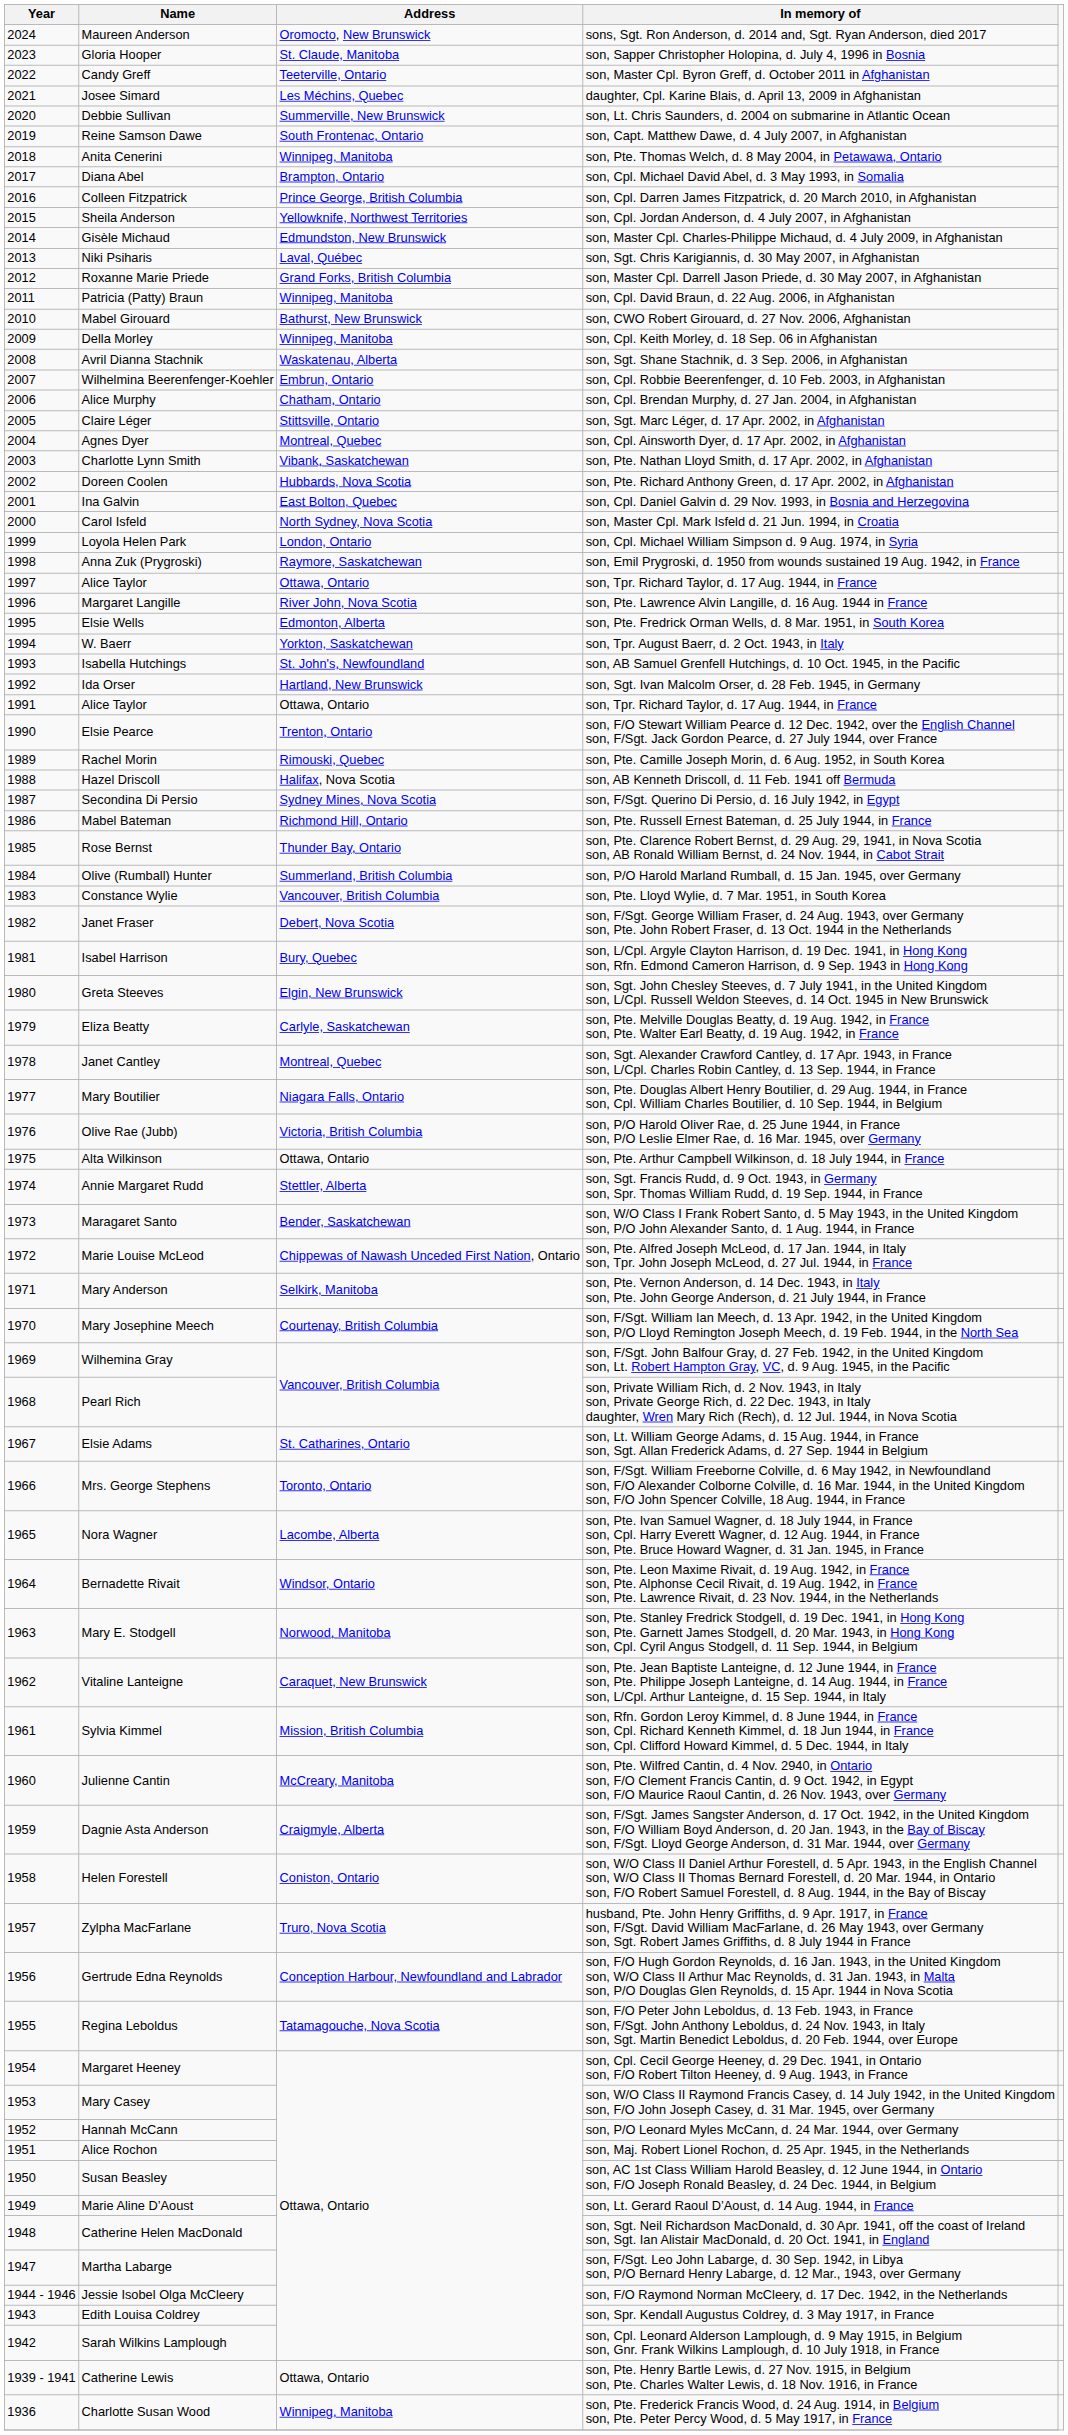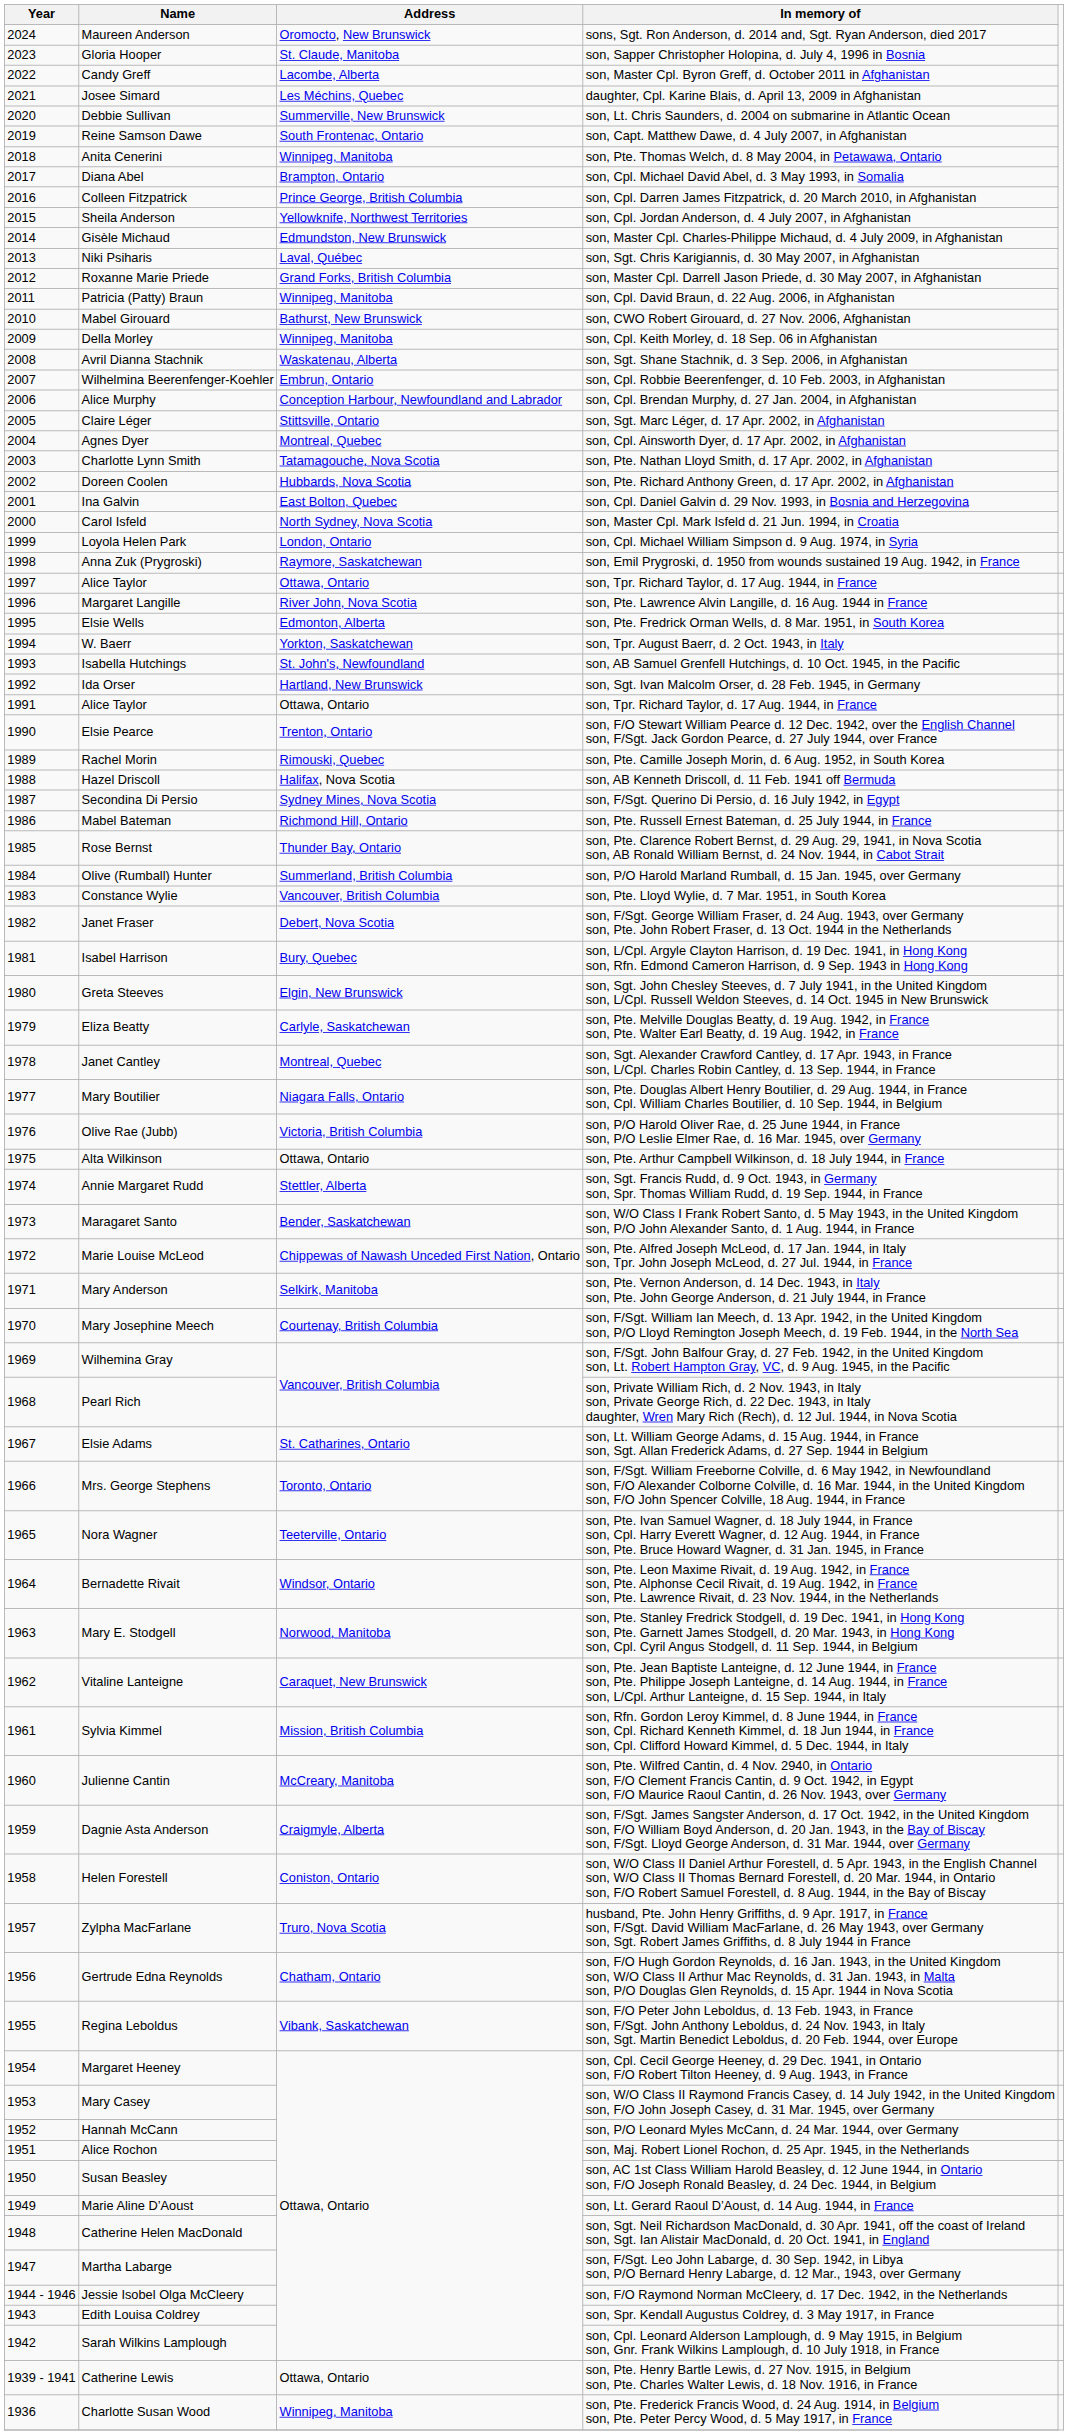(333, 75) Teeterville, Ontario -> (329, 75) Lacombe, Alberta
(330, 400) Chatham, Ontario -> (421, 400) Conception Harbour, Newfoundland and Labrador
(344, 461) Vibank, Saskatchewan -> (360, 461) Tatamagouche, Nova Scotia
(329, 1535) Lacombe, Alberta -> (333, 1535) Teeterville, Ontario
(421, 1976) Conception Harbour, Newfoundland and Labrador -> (330, 1976) Chatham, Ontario
(360, 2026) Tatamagouche, Nova Scotia -> (344, 2026) Vibank, Saskatchewan
